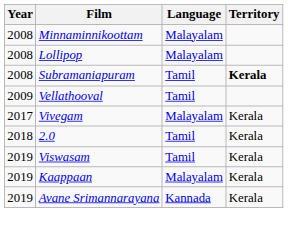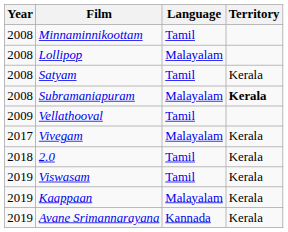(194, 34) Malayalam -> (180, 34) Tamil
+ row: (58, 75)
(180, 75) Tamil -> (194, 95) Malayalam
